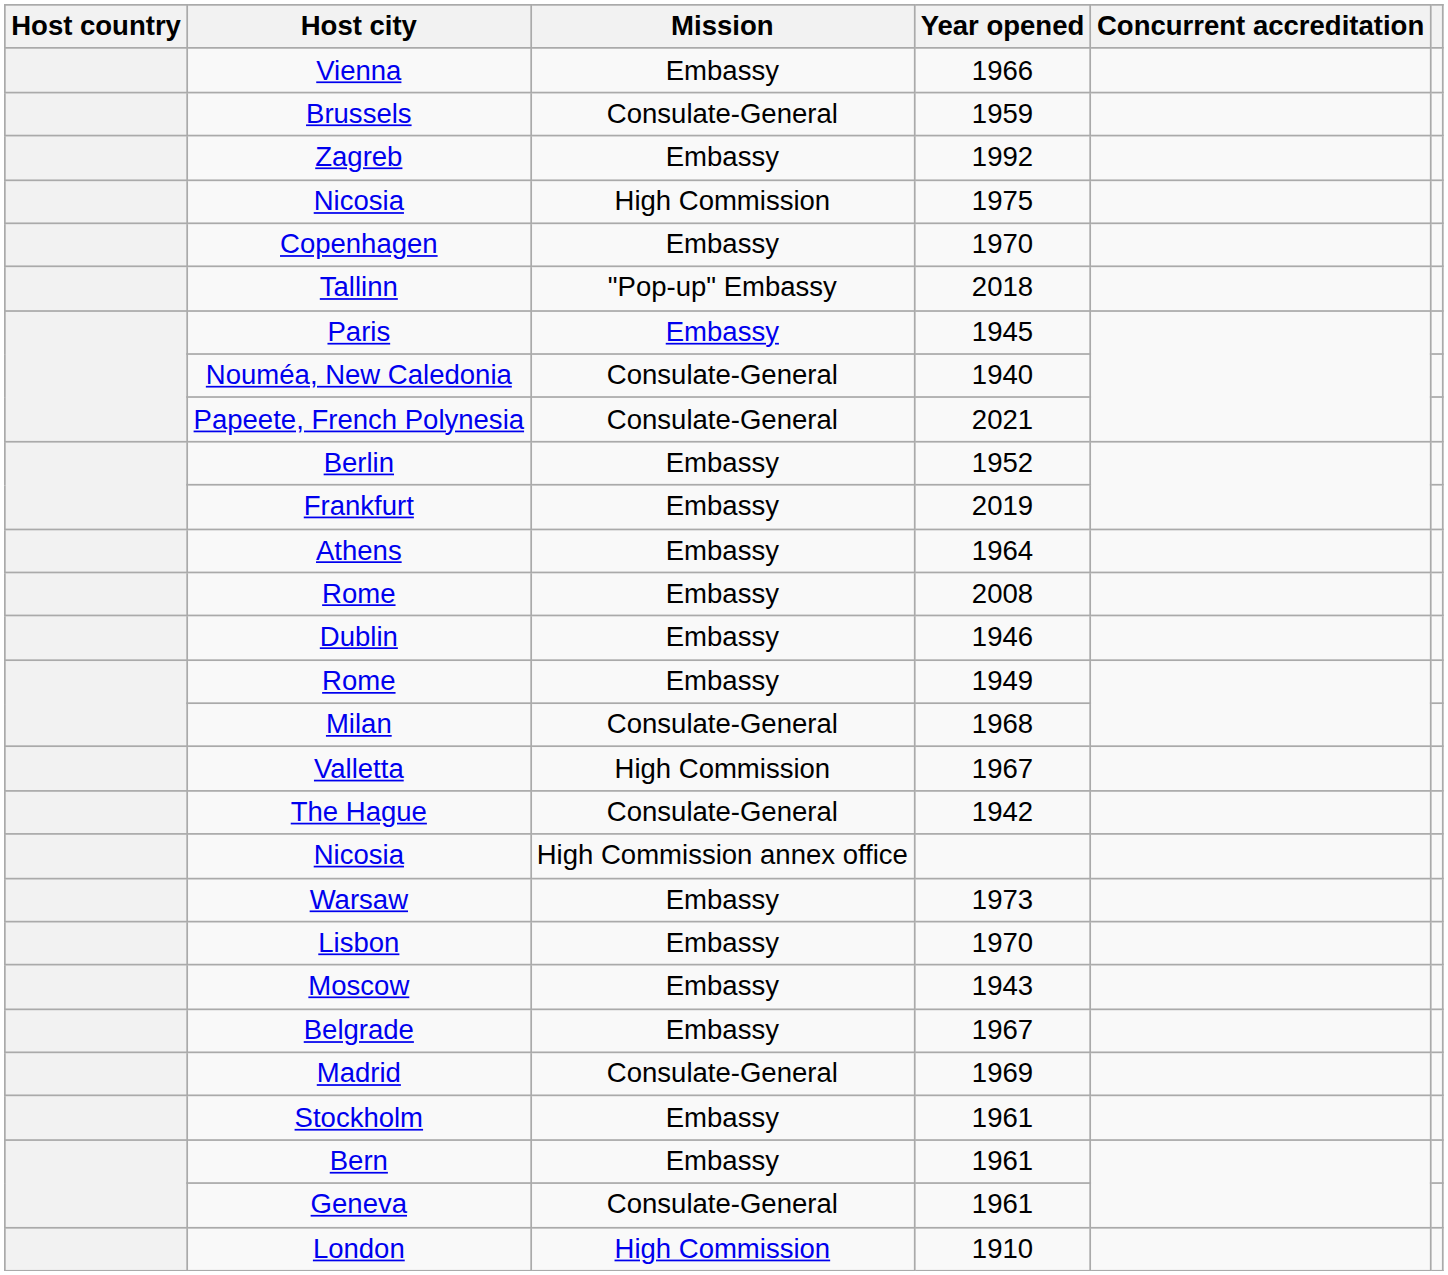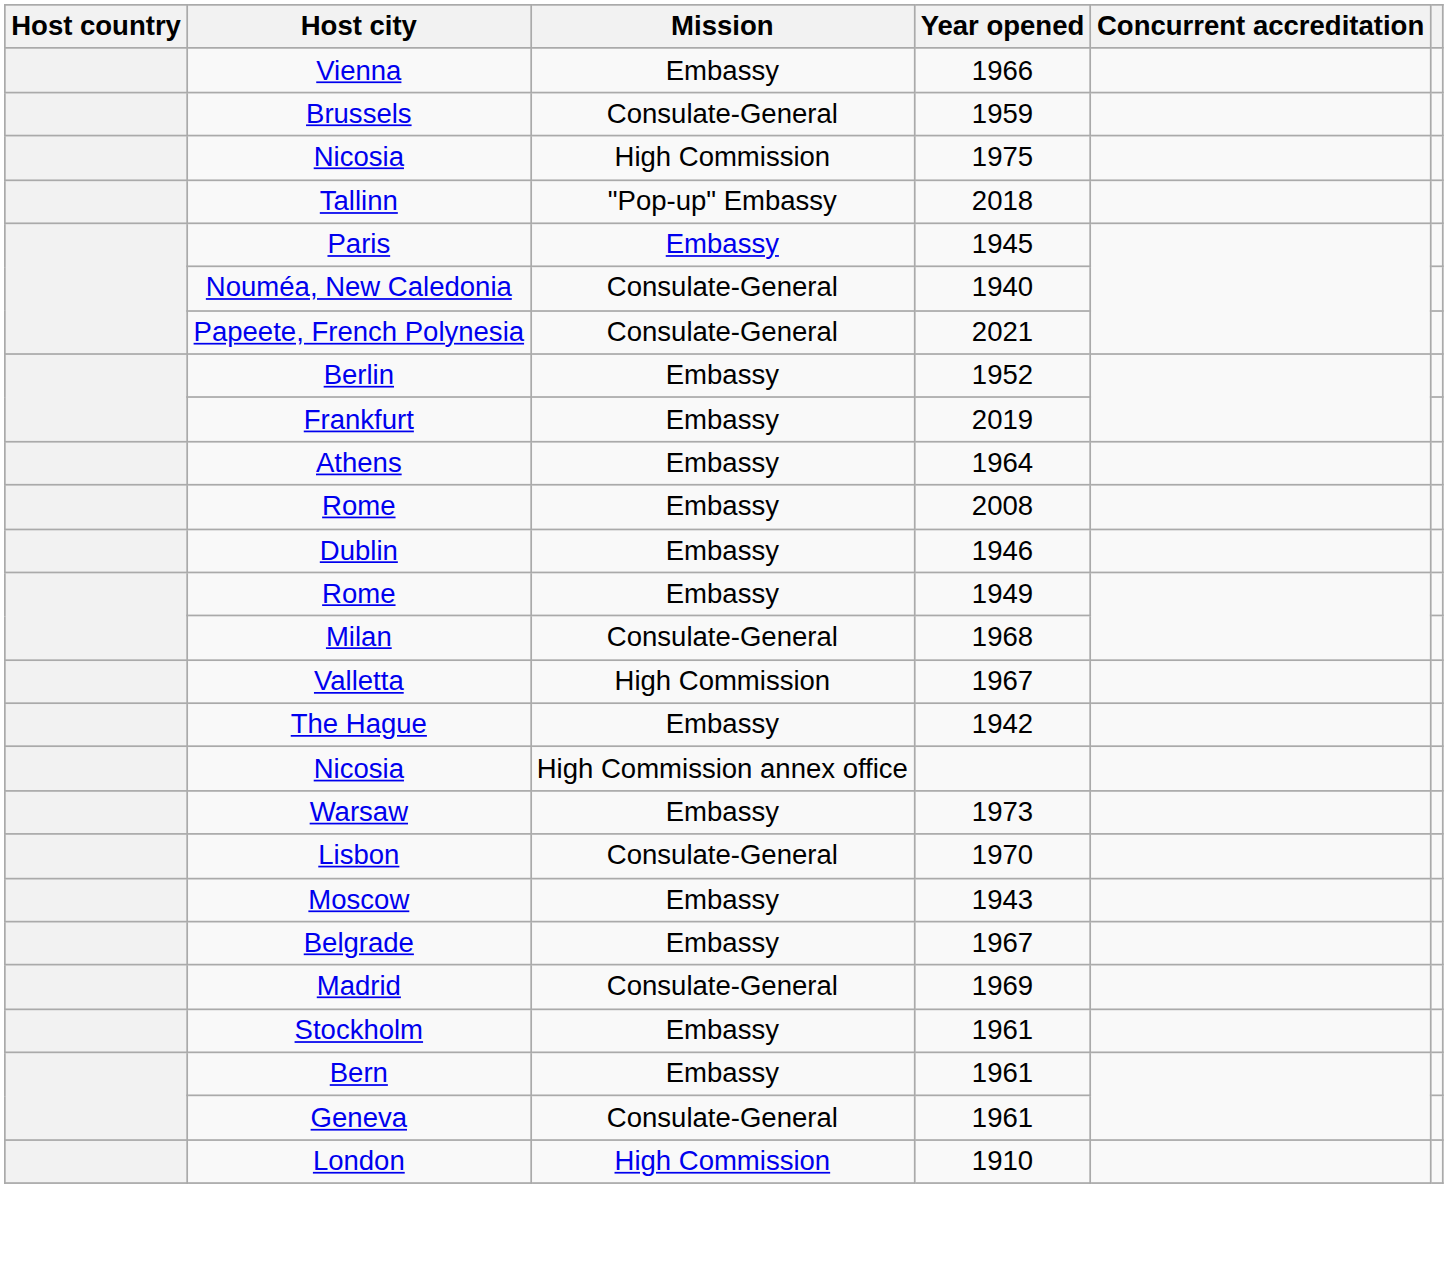- row: (359, 157)
- row: (359, 244)
(722, 811) Consulate-General -> (722, 724) Embassy
(722, 942) Embassy -> (722, 855) Consulate-General
